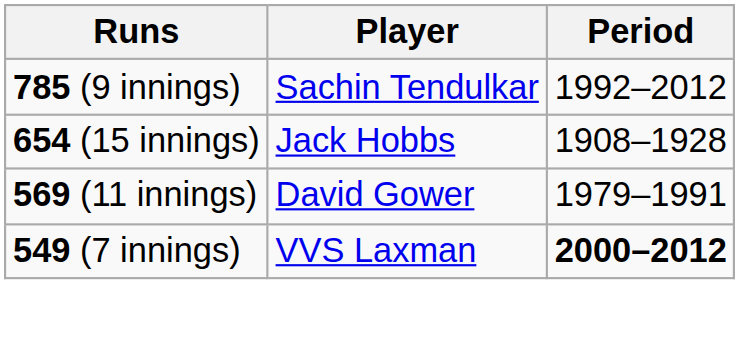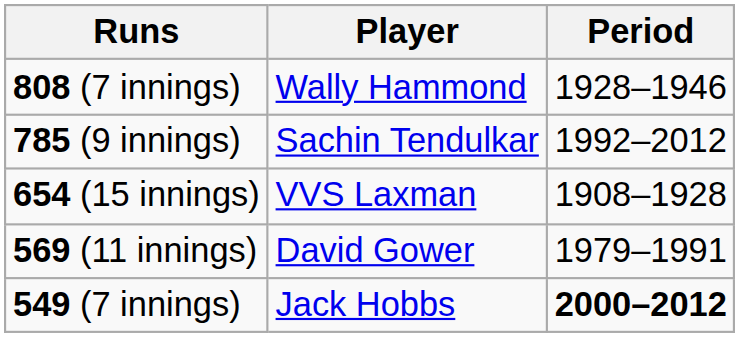+ row: (127, 86)
(365, 140) Jack Hobbs -> (376, 195) VVS Laxman
(376, 250) VVS Laxman -> (365, 304) Jack Hobbs
